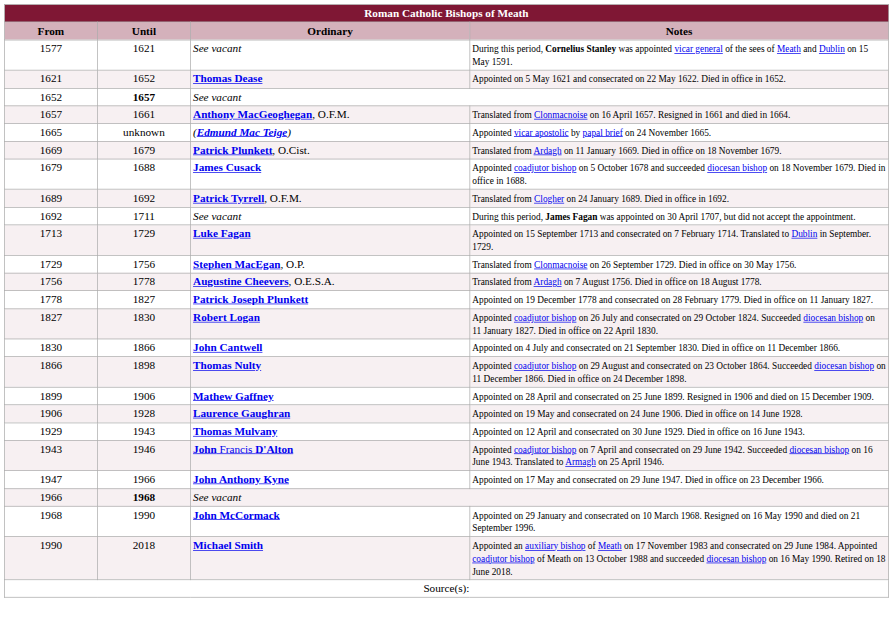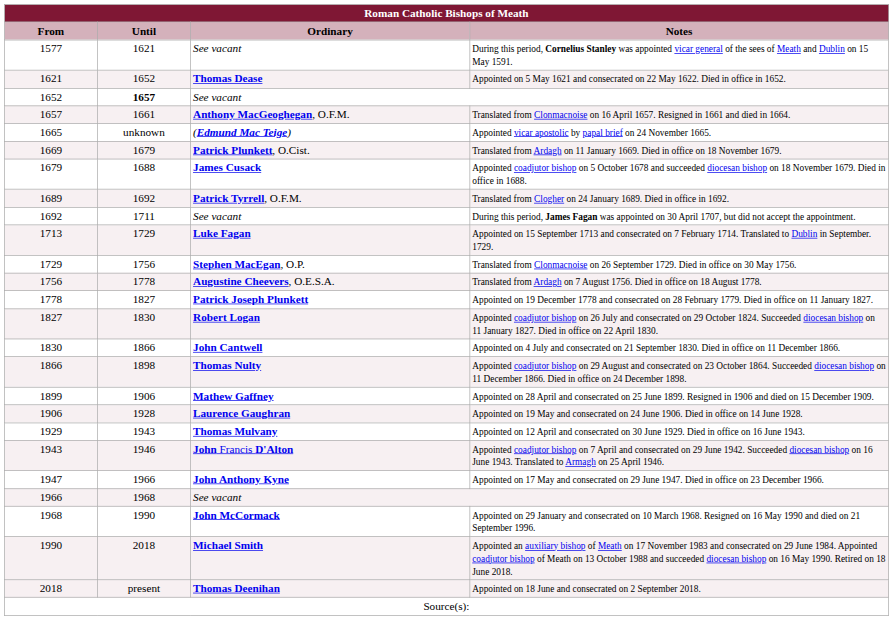(144, 497) bold -> (144, 497) normal
+ row: (51, 588)
